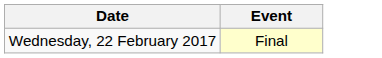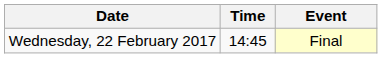+ column: (248, 16)
